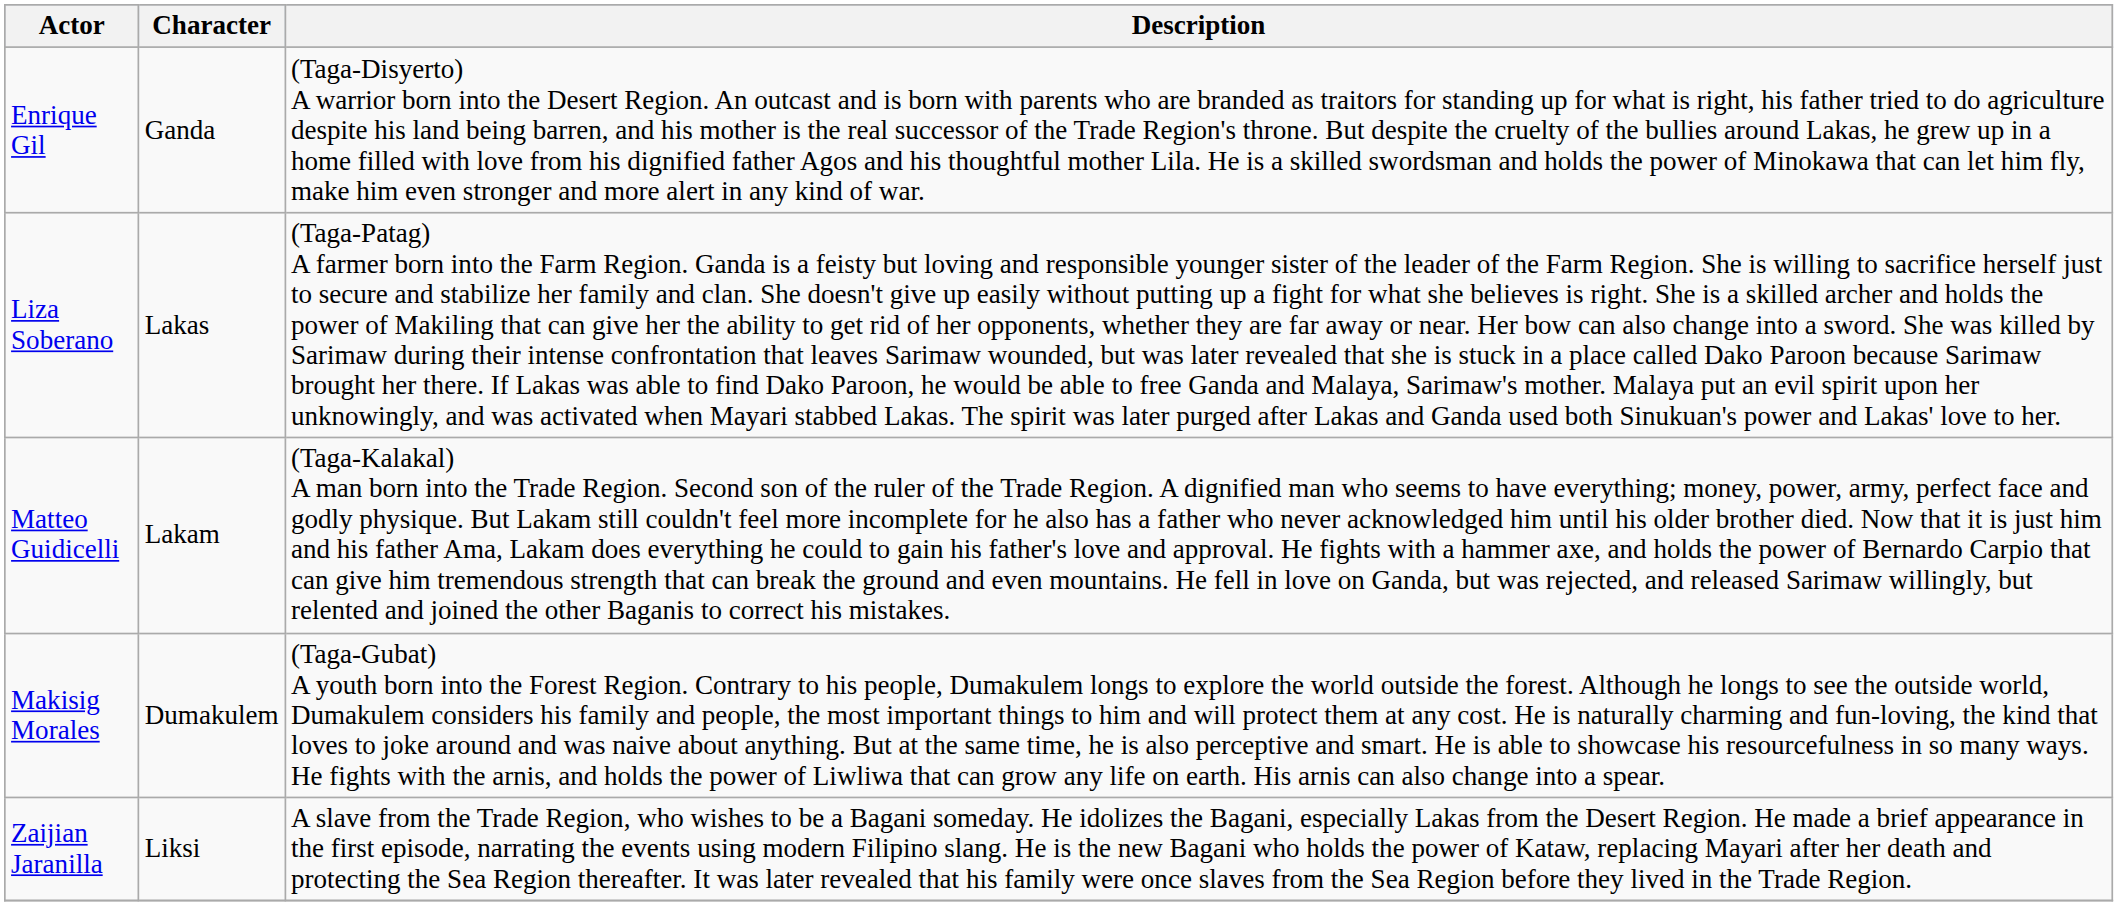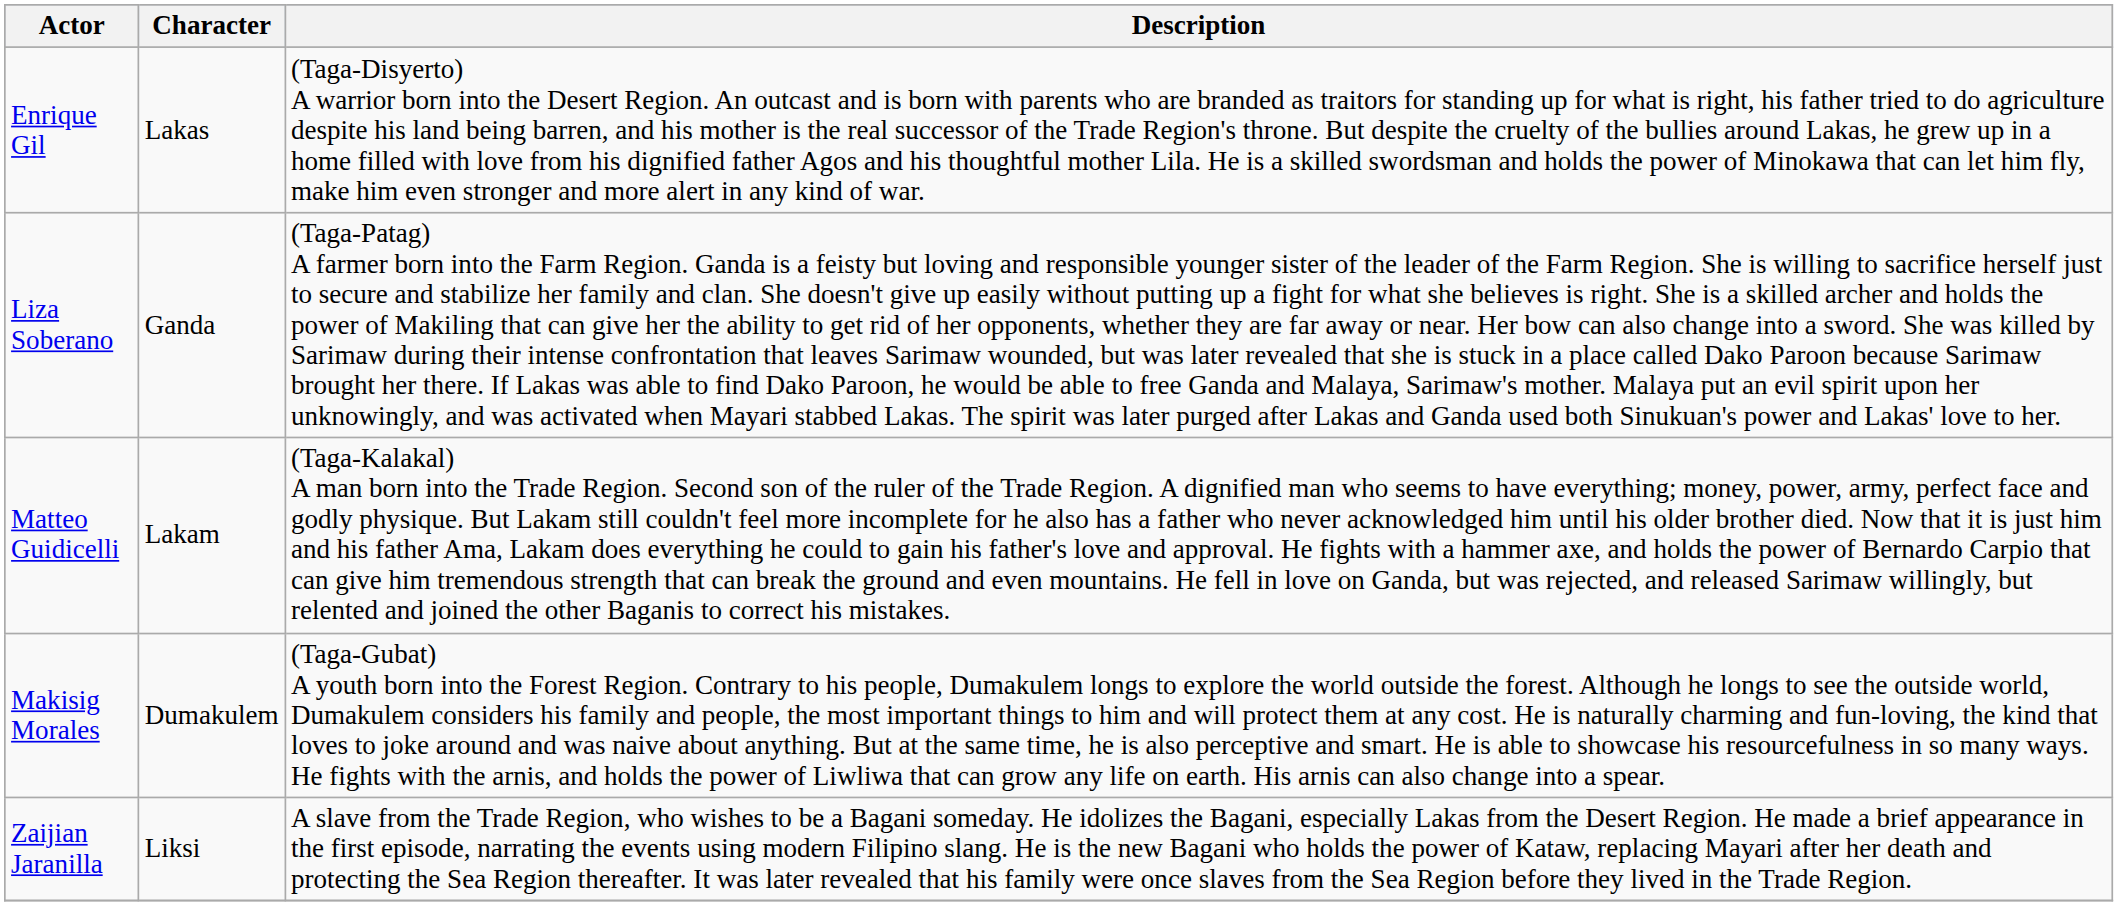(180, 129) Ganda -> (177, 129) Lakas
(177, 324) Lakas -> (180, 324) Ganda
